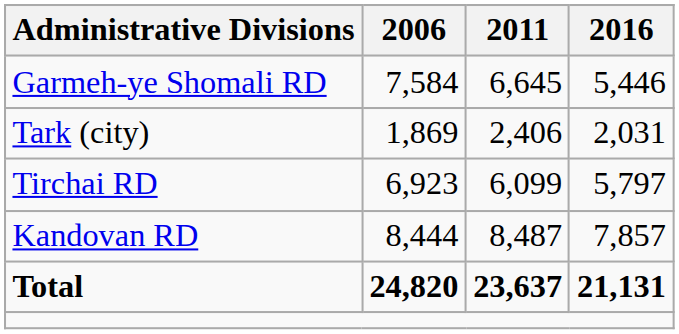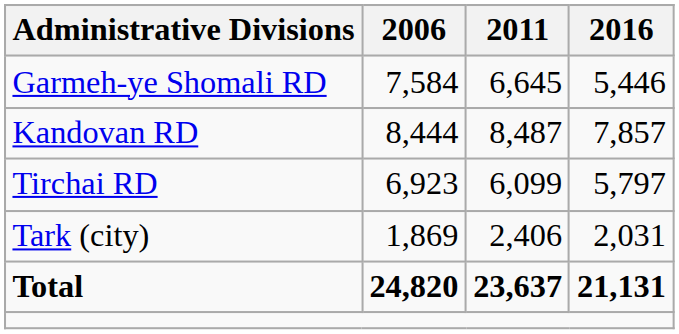rows swapped: (105, 235) <-> (81, 132)
